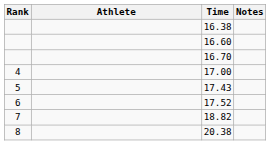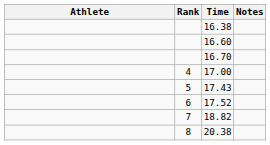columns swapped: (18, 12) <-> (116, 12)
